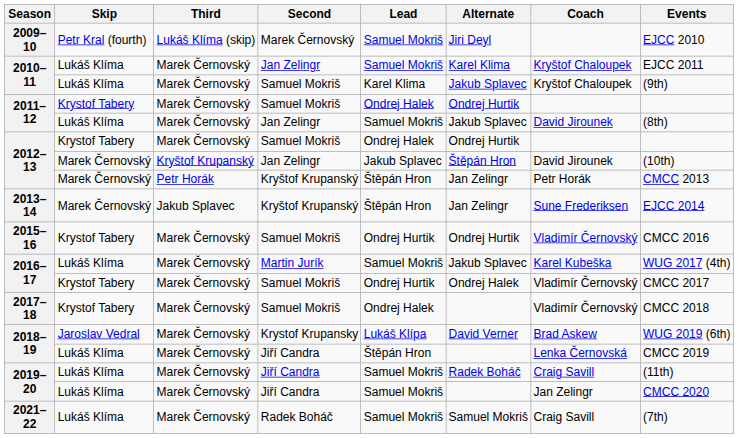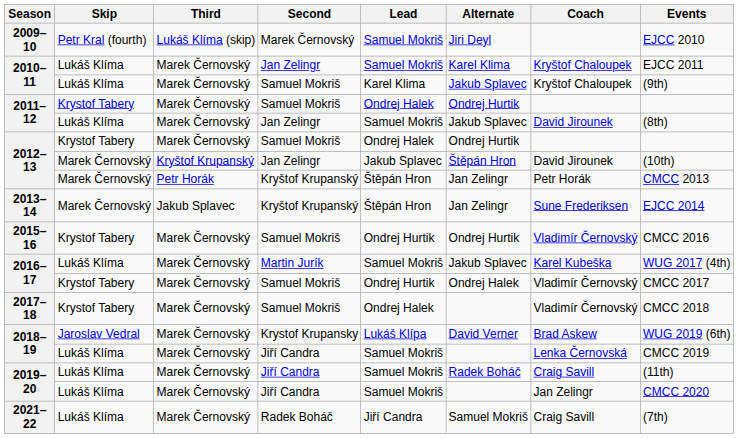(397, 353) Štěpán Hron -> (403, 353) Samuel Mokriš
(403, 417) Samuel Mokriš -> (393, 417) Jiří Candra
